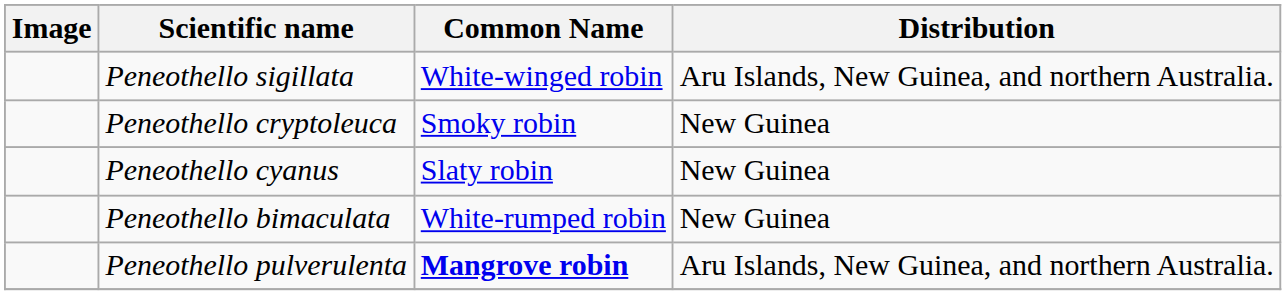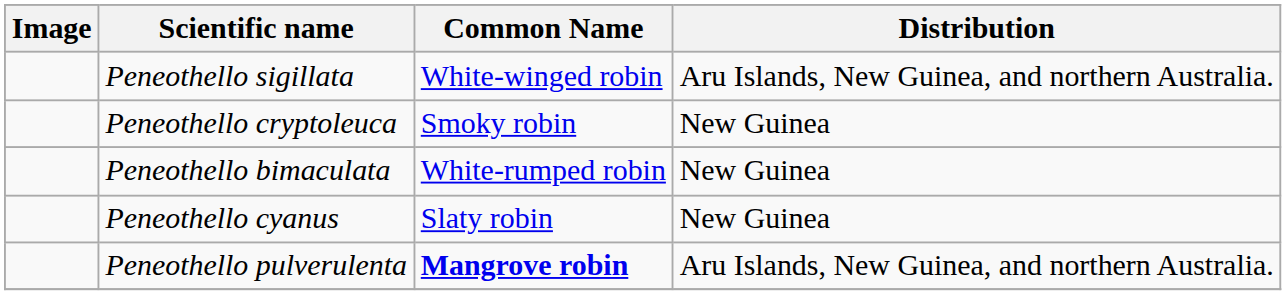rows swapped: (222, 170) <-> (248, 218)
